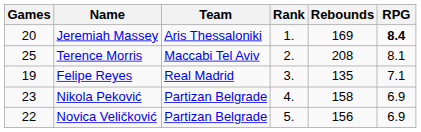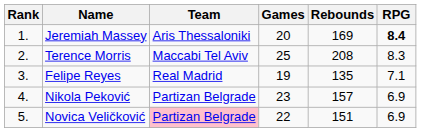columns swapped: (289, 14) <-> (29, 14)
(396, 55) 8.1 -> (396, 55) 8.3
(342, 96) 158 -> (342, 96) 157
(216, 117) no background -> (204, 117) pink background
(342, 117) 156 -> (342, 117) 151
